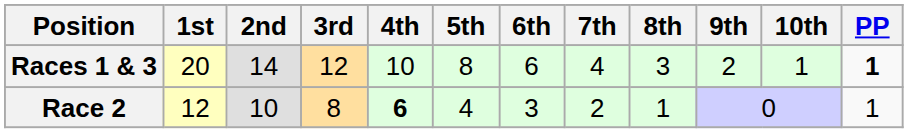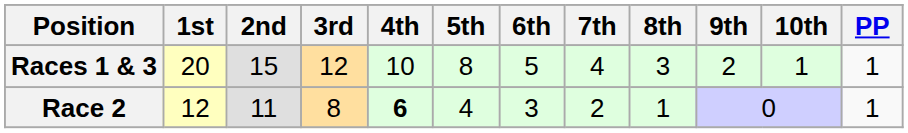(264, 66) 14 -> (264, 66) 15
(532, 66) 6 -> (532, 66) 5
(872, 66) bold -> (872, 66) normal
(264, 107) 10 -> (264, 107) 11
